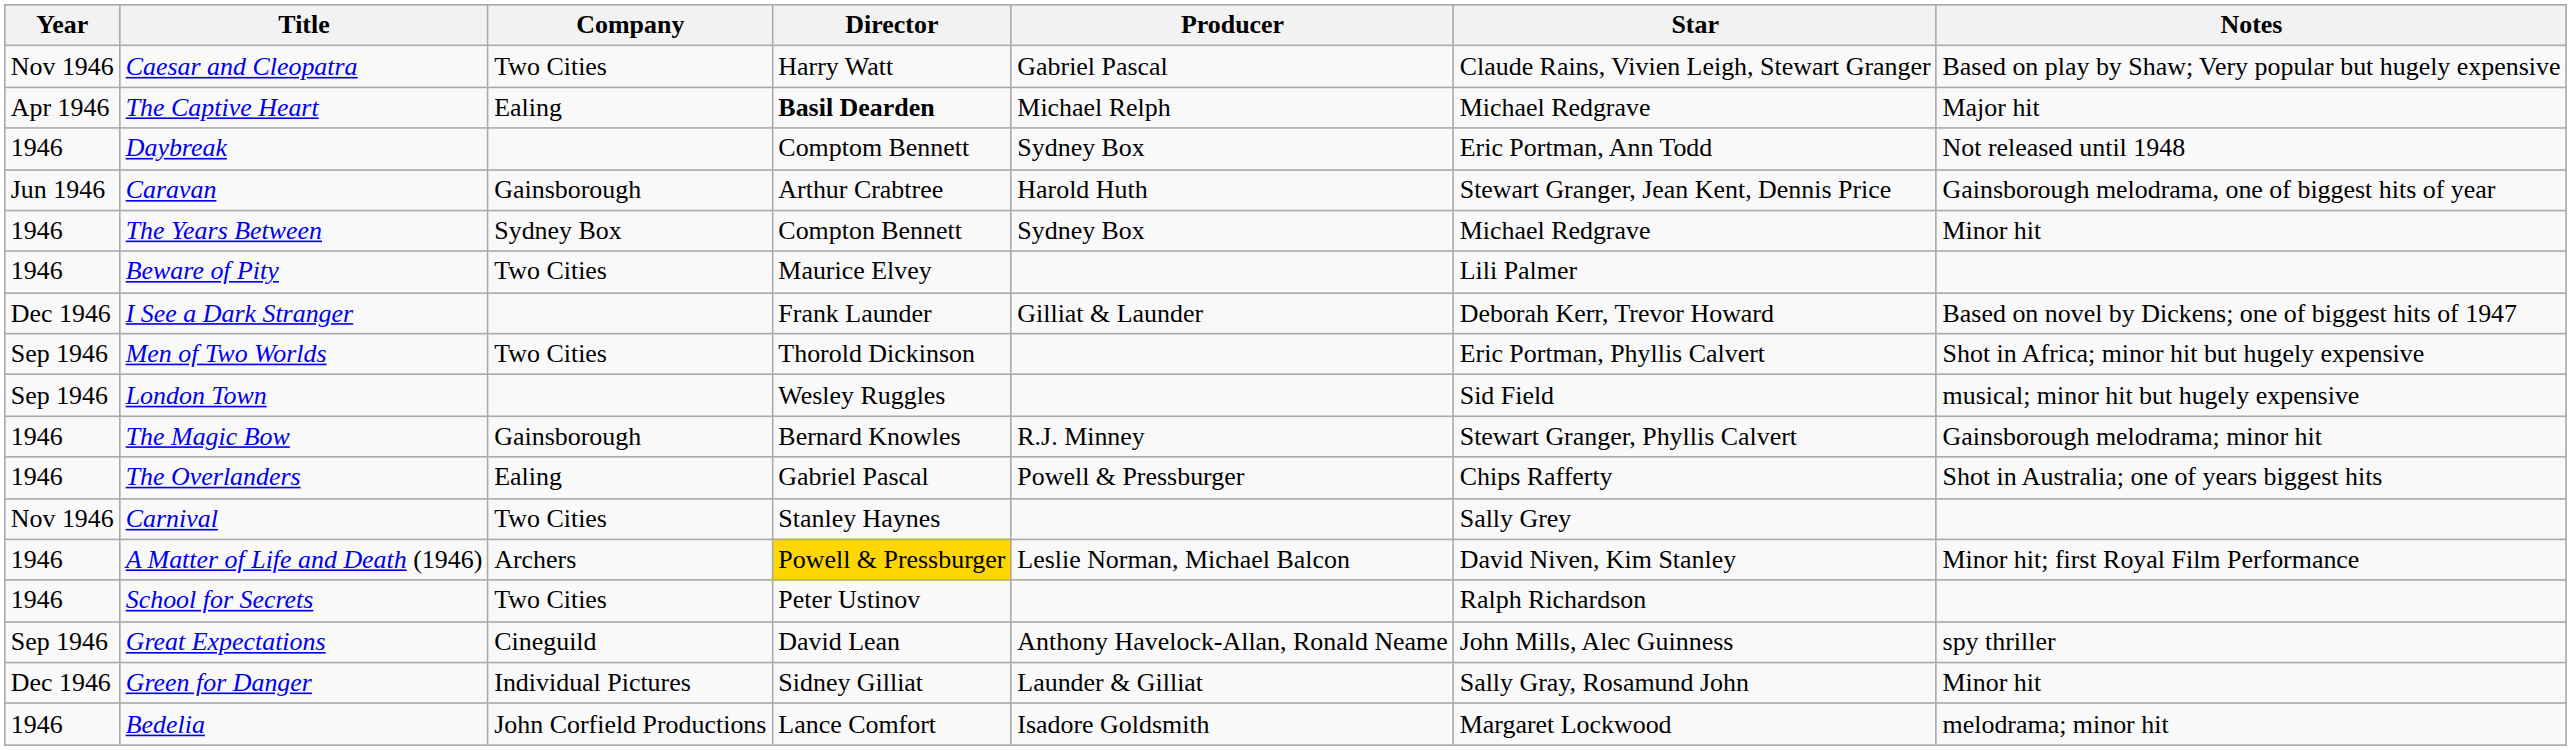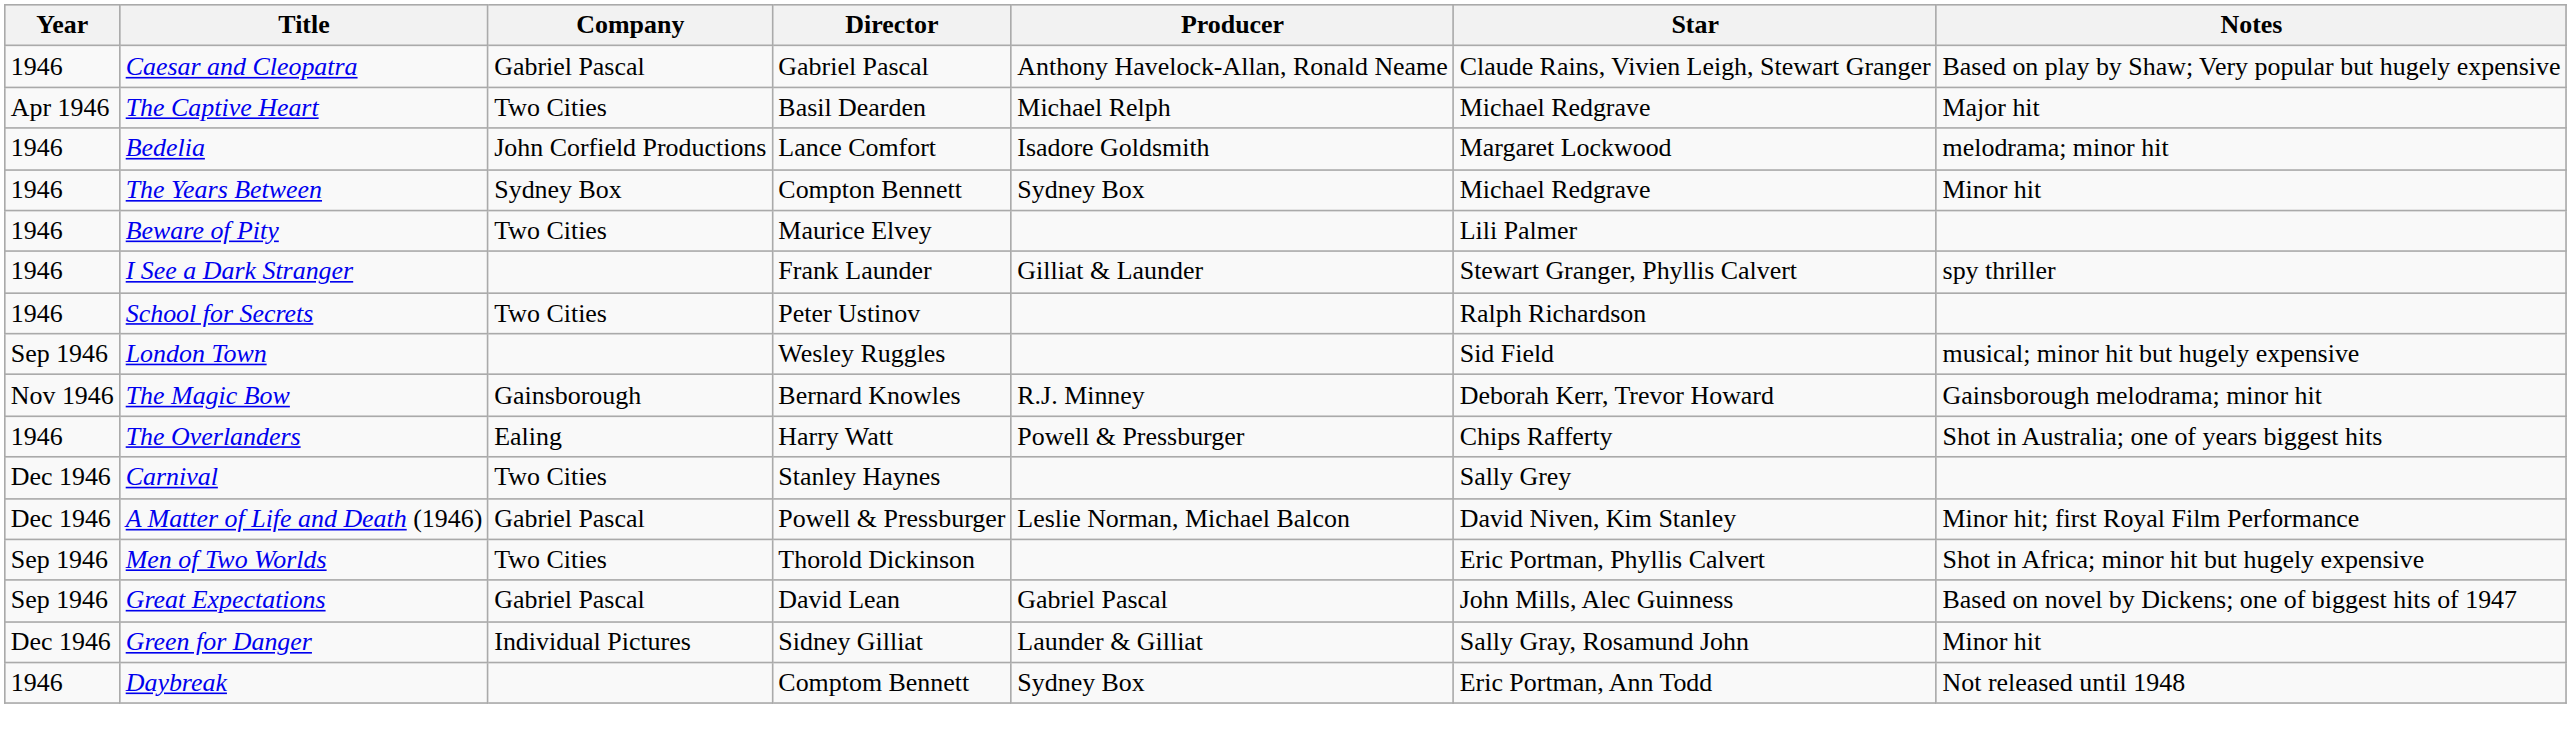(62, 66) Nov 1946 -> (37, 66) 1946
(551, 66) Two Cities -> (569, 66) Gabriel Pascal
(836, 66) Harry Watt -> (854, 66) Gabriel Pascal
(1093, 66) Gabriel Pascal -> (1233, 66) Anthony Havelock-Allan, Ronald Neame
(528, 107) Ealing -> (551, 107) Two Cities
(856, 107) bold -> (852, 107) normal
rows swapped: (165, 723) <-> (176, 148)
- row: (171, 189)
(61, 312) Dec 1946 -> (37, 271) 1946
(1617, 312) Deborah Kerr, Trevor Howard -> (1628, 271) Stewart Granger, Phyllis Calvert
(2230, 312) Based on novel by Dickens; one of biggest hits of 1947 -> (1999, 271) spy thriller
rows swapped: (226, 353) <-> (220, 600)
(37, 436) 1946 -> (62, 395) Nov 1946
(1628, 436) Stewart Granger, Phyllis Calvert -> (1617, 395) Deborah Kerr, Trevor Howard
(854, 477) Gabriel Pascal -> (836, 436) Harry Watt
(62, 518) Nov 1946 -> (61, 477) Dec 1946
(37, 559) 1946 -> (61, 518) Dec 1946
(535, 559) Archers -> (569, 518) Gabriel Pascal
(892, 559) gold background -> (892, 518) no background
(545, 641) Cineguild -> (569, 600) Gabriel Pascal
(1233, 641) Anthony Havelock-Allan, Ronald Neame -> (1093, 600) Gabriel Pascal
(1999, 641) spy thriller -> (2230, 600) Based on novel by Dickens; one of biggest hits of 1947
